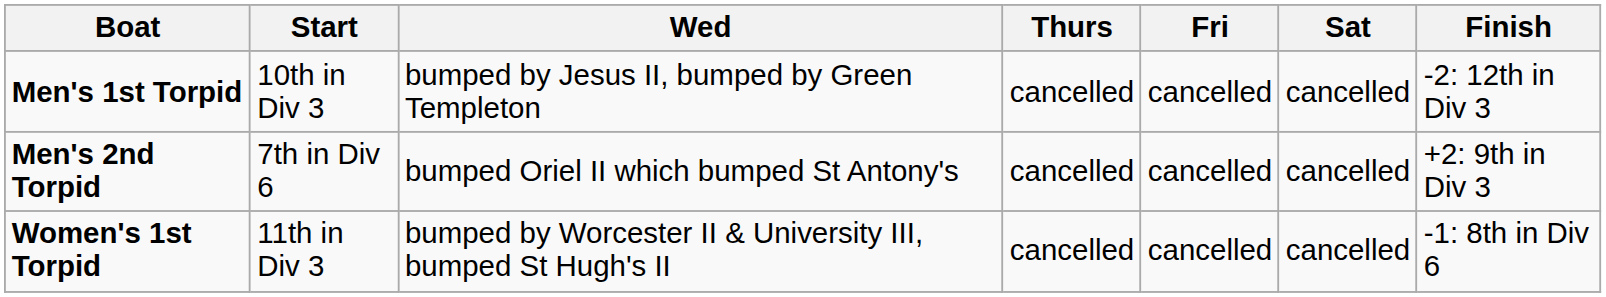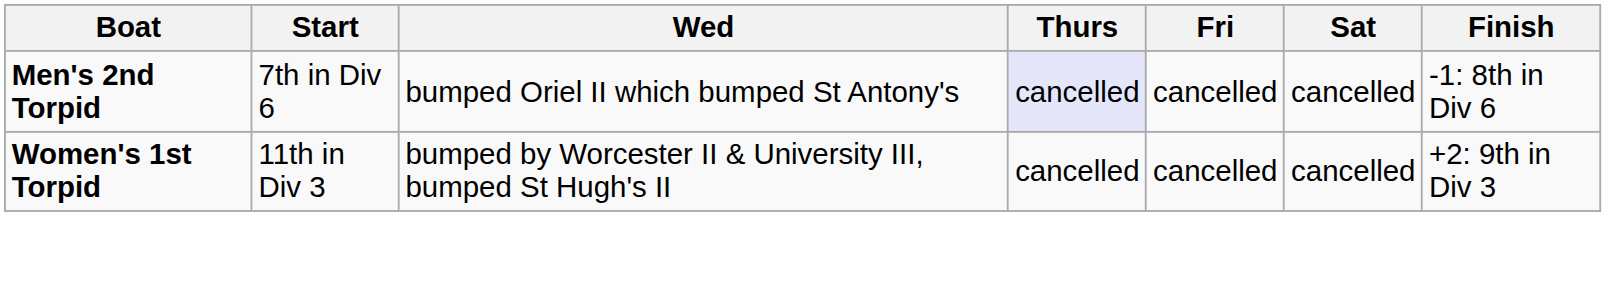- row: (127, 91)
(1072, 170) no background -> (1077, 91) lavender background
(1485, 170) +2: 9th in Div 3 -> (1486, 91) -1: 8th in Div 6
(1506, 250) -1: 8th in Div 6 -> (1490, 170) +2: 9th in Div 3
